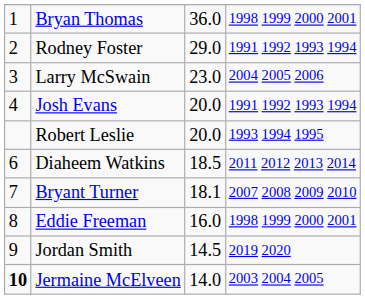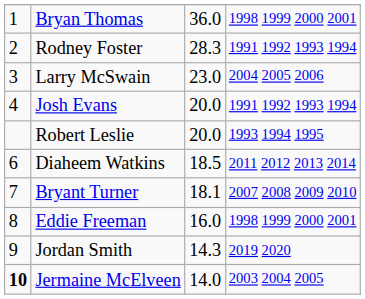(205, 47) 29.0 -> (205, 47) 28.3
(205, 250) 14.5 -> (205, 250) 14.3
